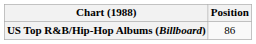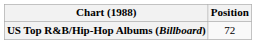(230, 30) 86 -> (230, 30) 72
